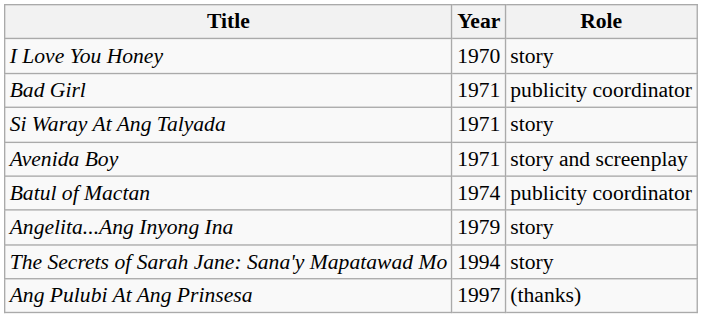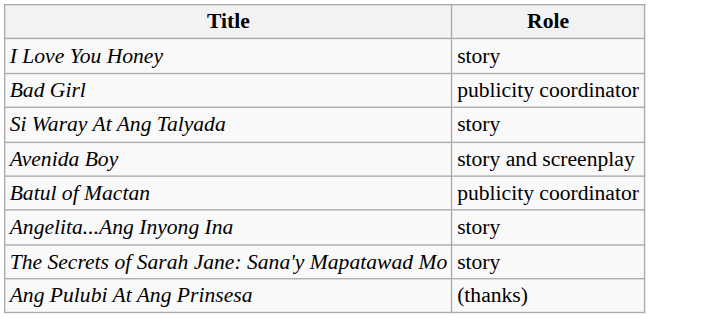- column: (479, 21)
